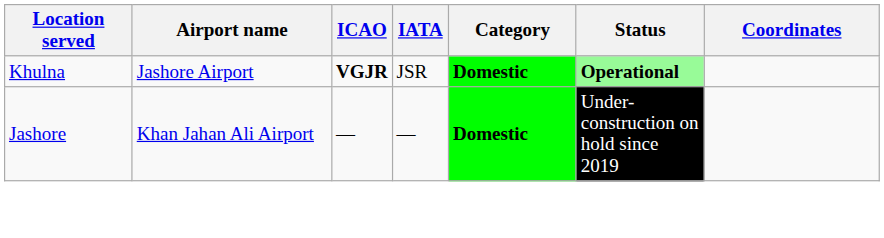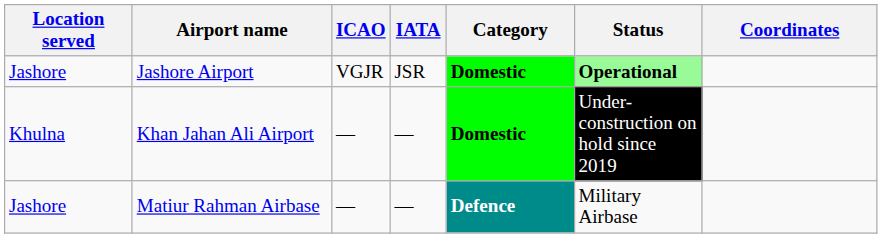(37, 71) Khulna -> (38, 71) Jashore
(362, 71) bold -> (360, 71) normal
(38, 133) Jashore -> (37, 133) Khulna
+ row: (228, 206)
